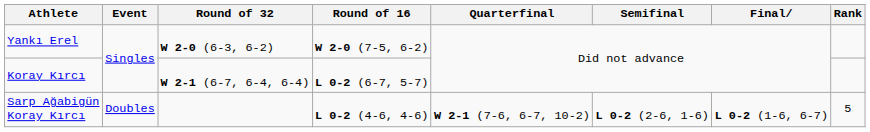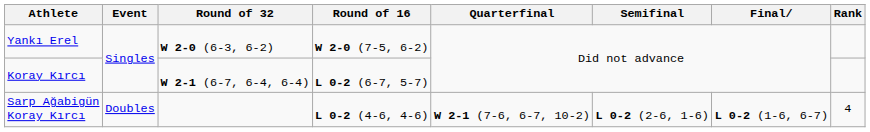(848, 109) 5 -> (848, 109) 4
